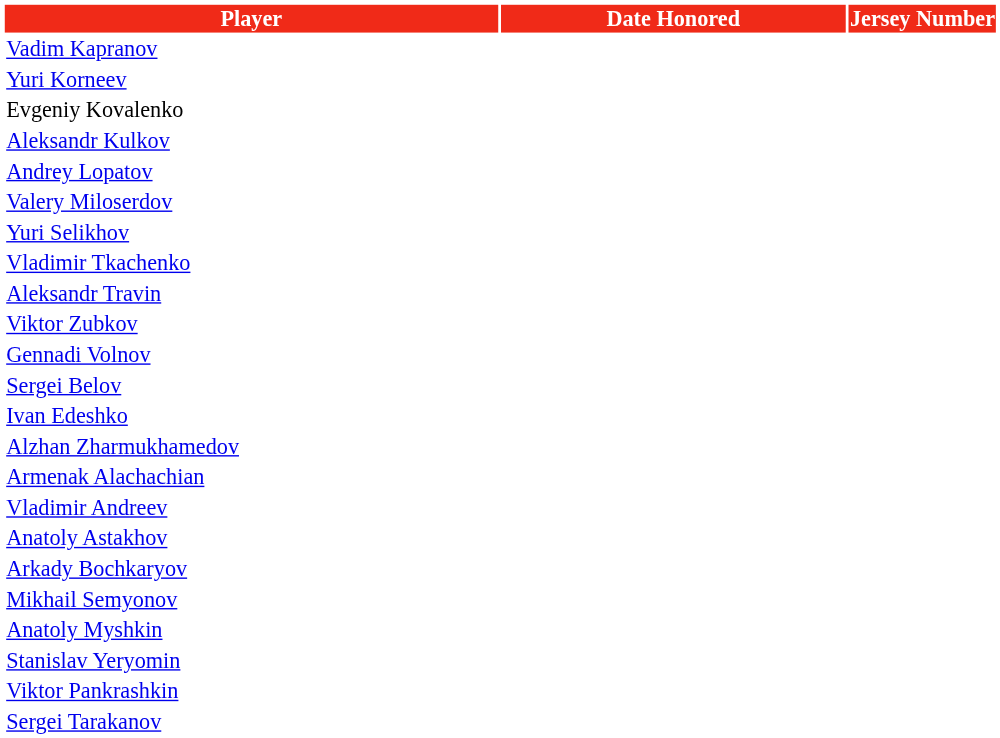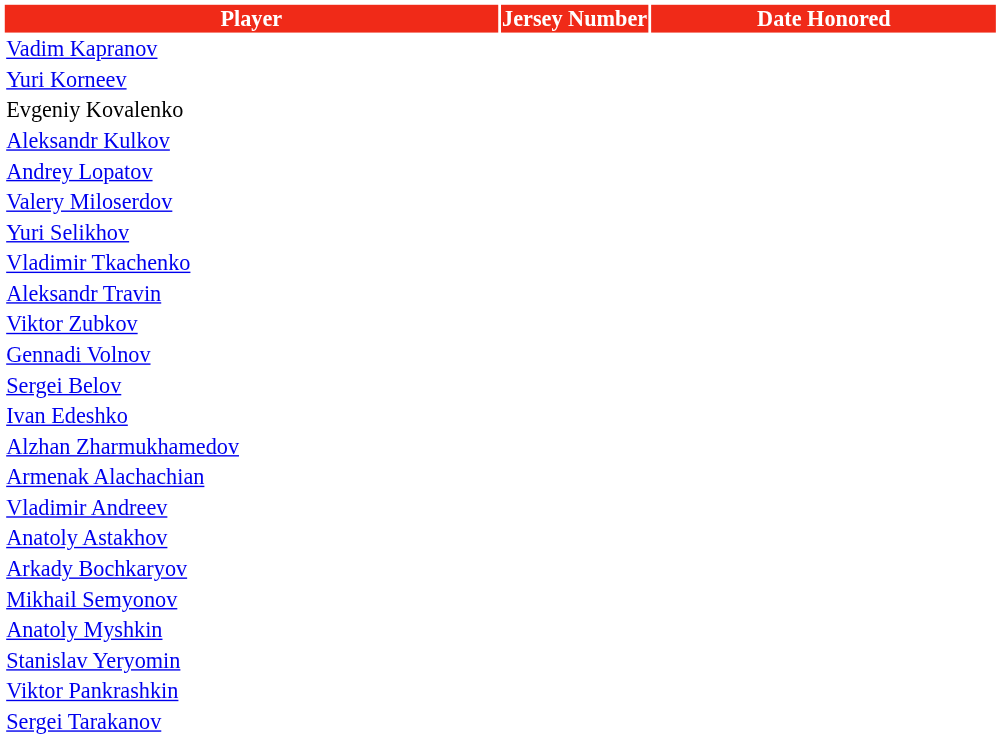columns swapped: (923, 18) <-> (673, 18)
